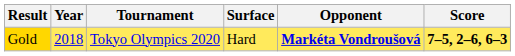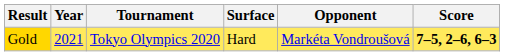(69, 39) 2018 -> (69, 39) 2021
(351, 39) bold -> (345, 39) normal
